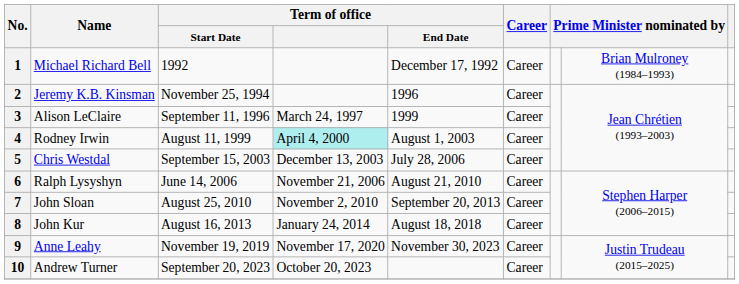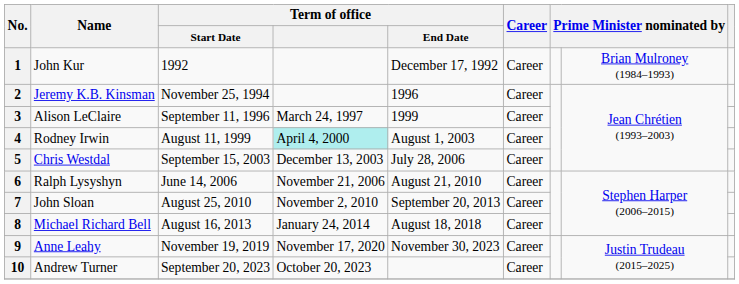(92, 66) Michael Richard Bell -> (59, 66) John Kur
(59, 224) John Kur -> (92, 224) Michael Richard Bell
